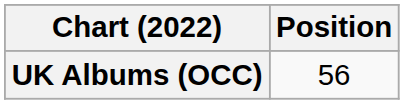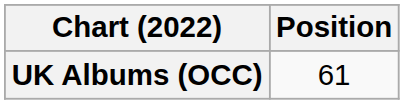(334, 74) 56 -> (334, 74) 61
